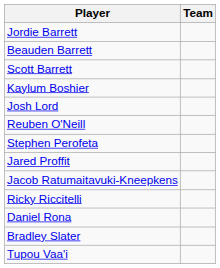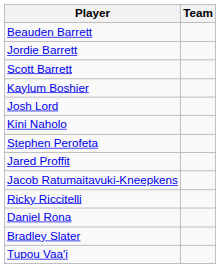rows swapped: (50, 50) <-> (42, 32)
+ row: (37, 124)
- row: (46, 124)
